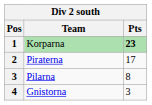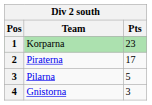(131, 44) bold -> (131, 44) normal
(128, 76) 8 -> (128, 76) 5
